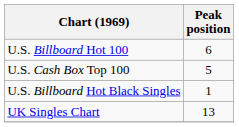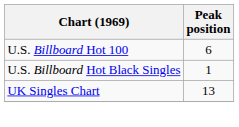- row: (68, 70)
